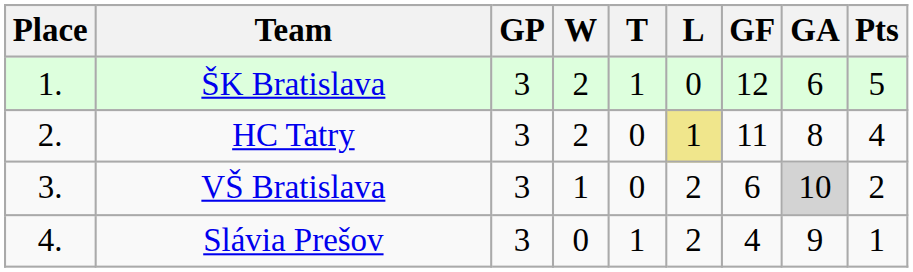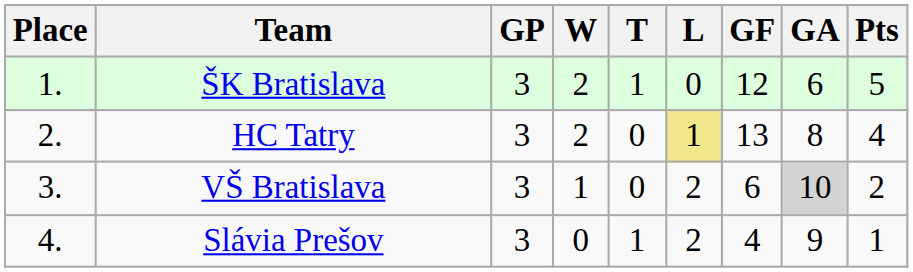(752, 135) 11 -> (752, 135) 13
